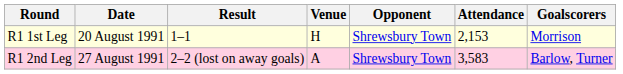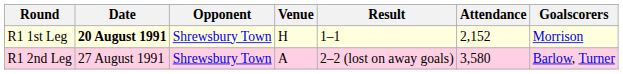columns swapped: (402, 15) <-> (237, 15)
(121, 36) normal -> (122, 36) bold
(473, 36) 2,153 -> (475, 36) 2,152
(473, 58) 3,583 -> (475, 58) 3,580
